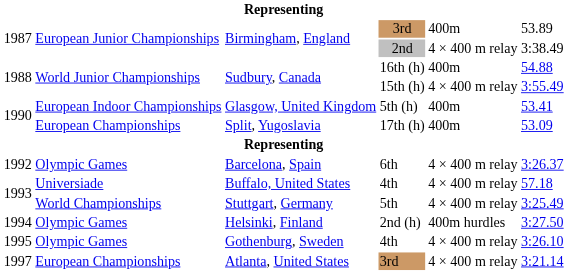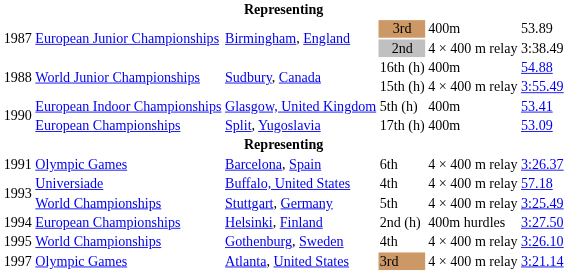(18, 164) 1992 -> (18, 164) 1991
(81, 222) Olympic Games -> (108, 222) European Championships
(81, 241) Olympic Games -> (98, 241) World Championships
(108, 261) European Championships -> (81, 261) Olympic Games
